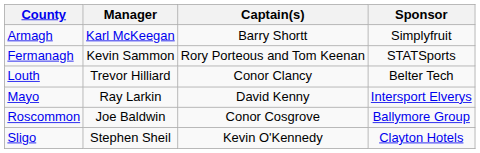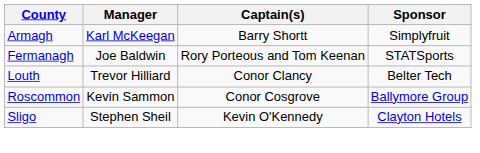(130, 55) Kevin Sammon -> (130, 55) Joe Baldwin
- row: (23, 96)
(130, 117) Joe Baldwin -> (130, 96) Kevin Sammon
